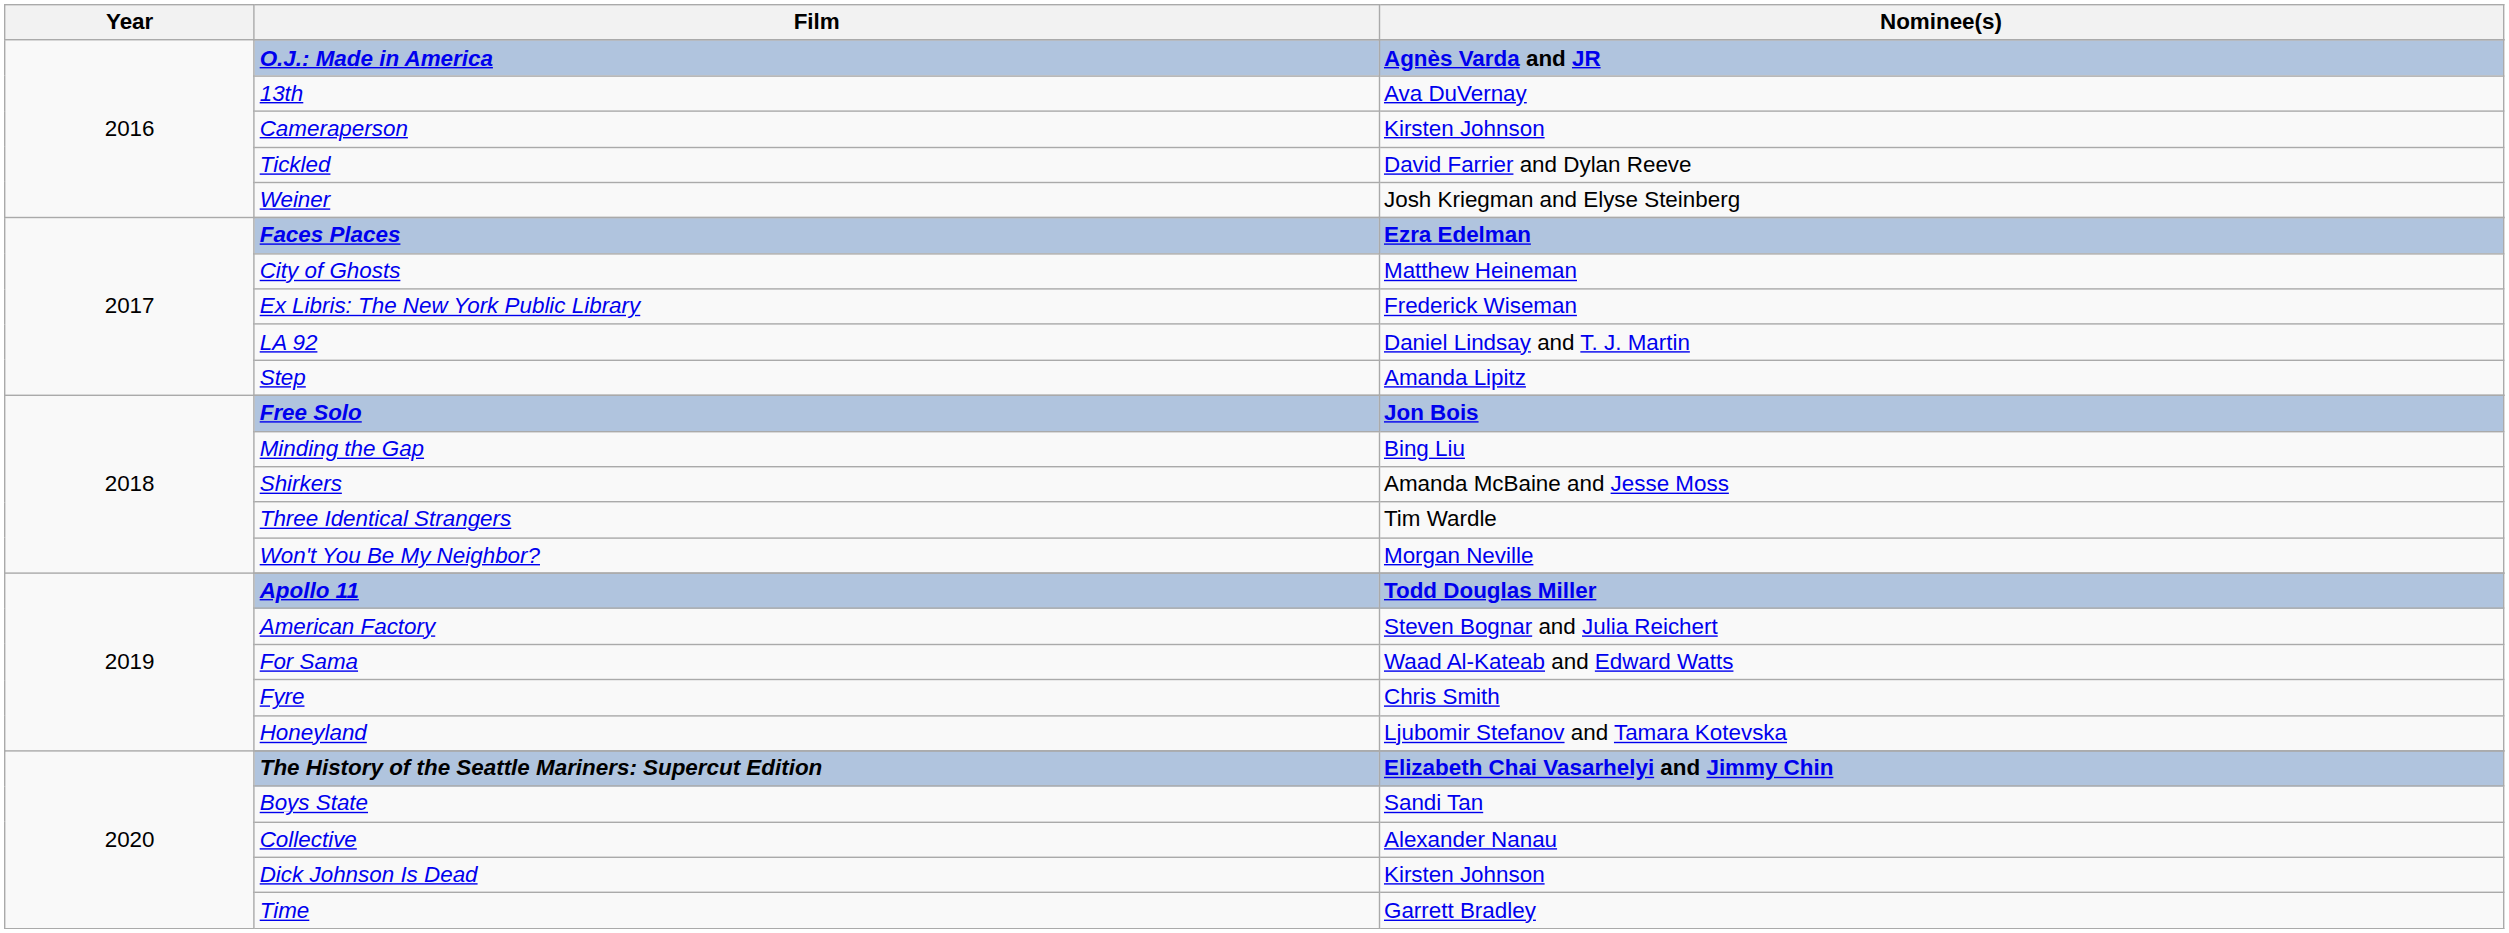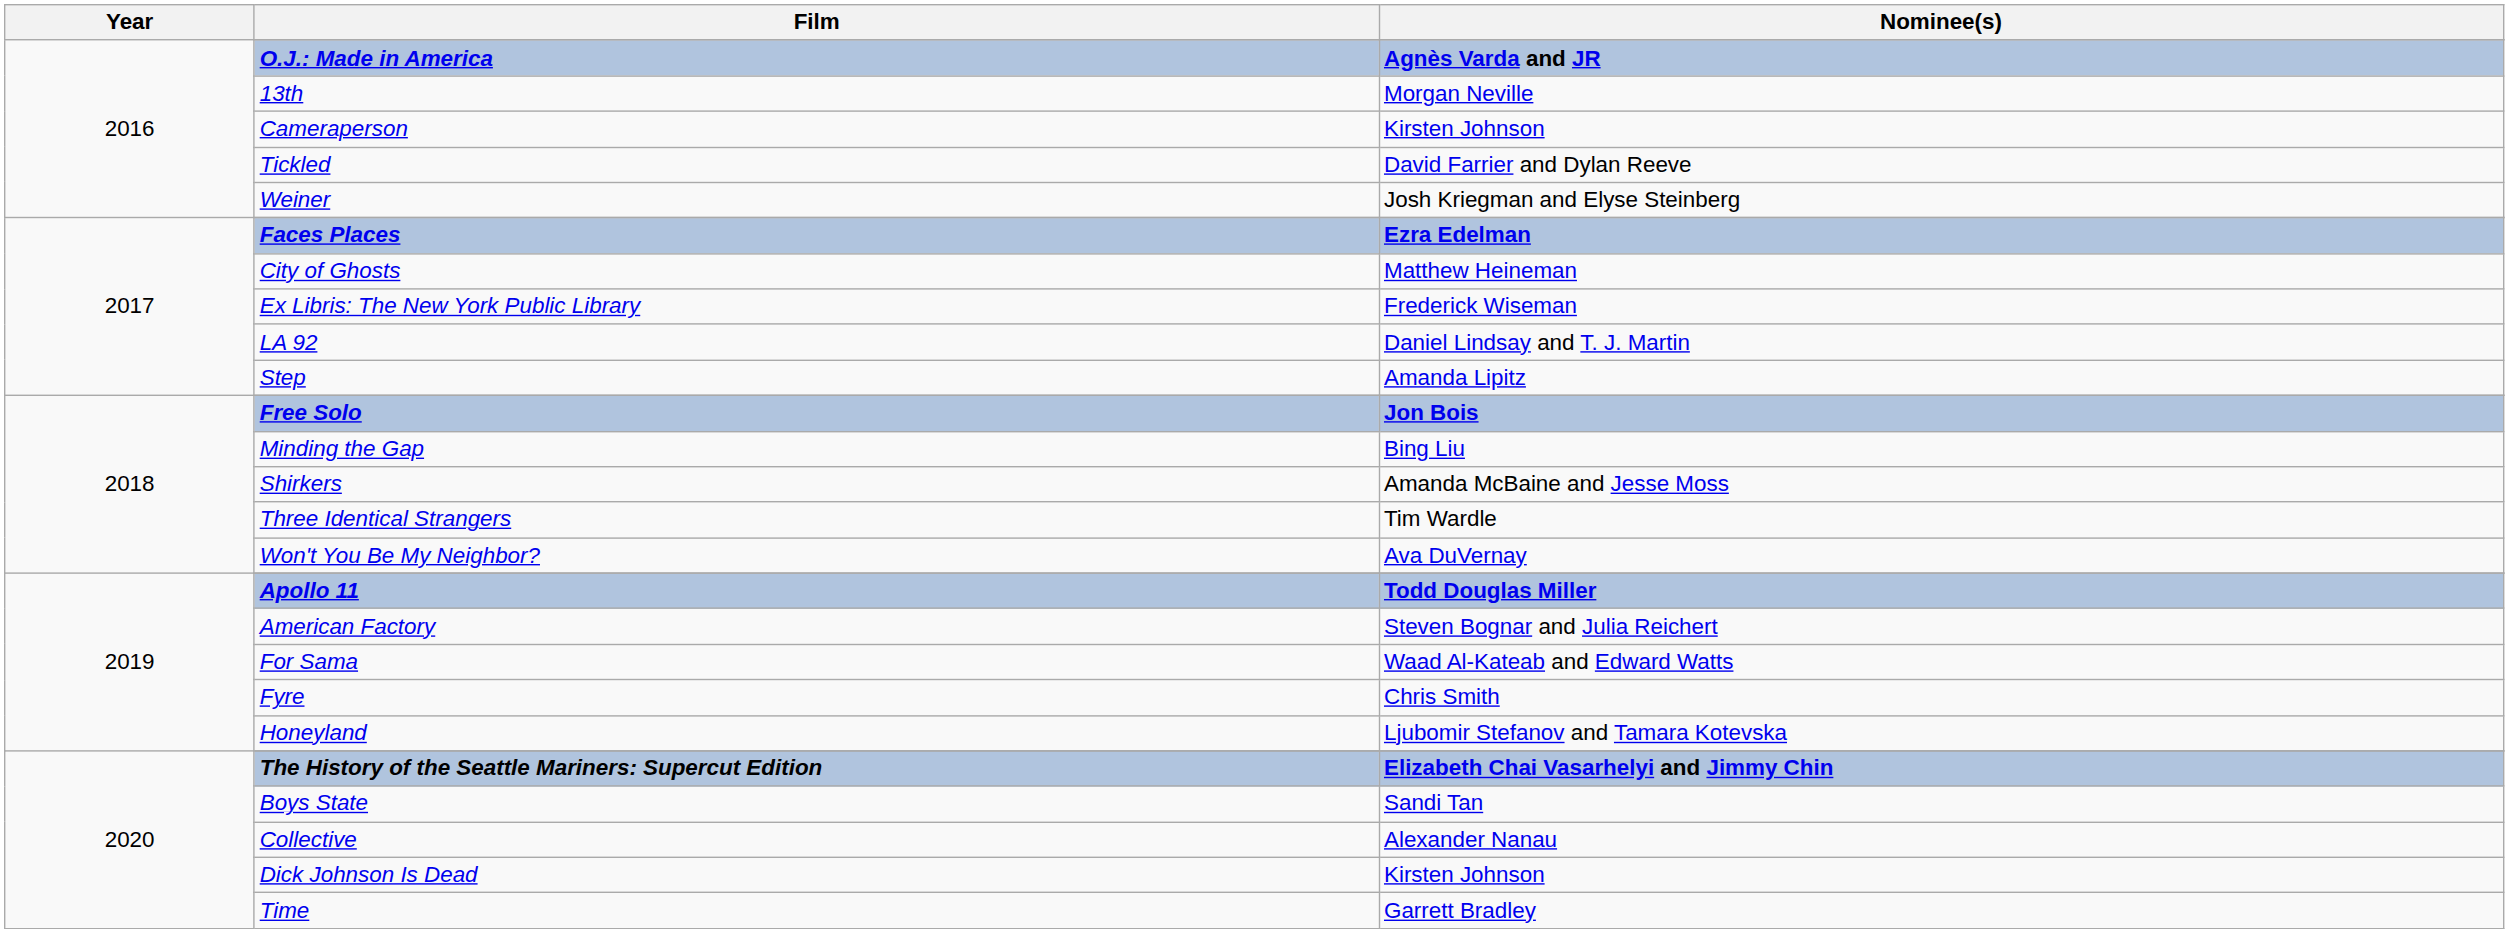(1455, 93) Ava DuVernay -> (1459, 93) Morgan Neville
(1459, 555) Morgan Neville -> (1455, 555) Ava DuVernay
